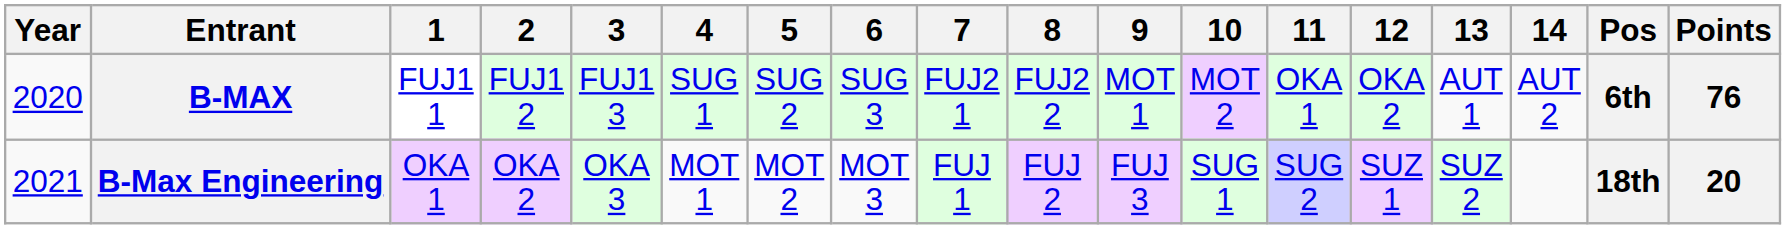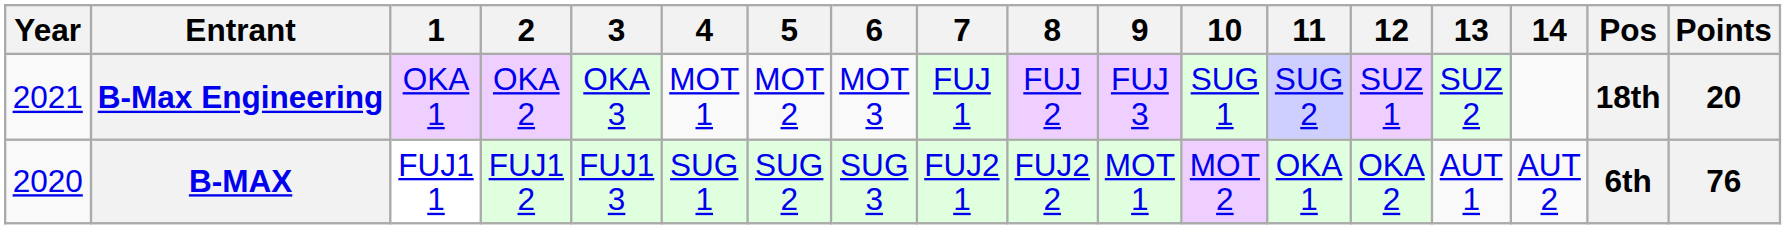rows swapped: (241, 97) <-> (241, 181)
